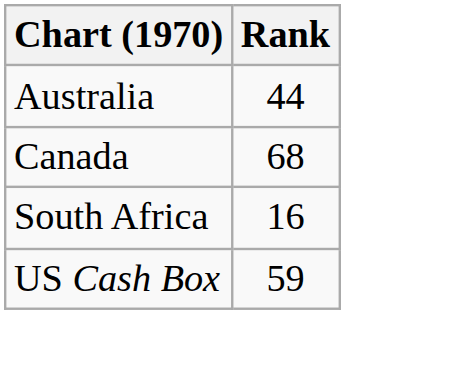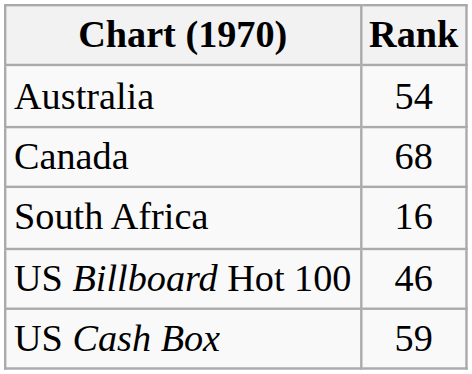(285, 95) 44 -> (414, 95) 54
+ row: (183, 277)
